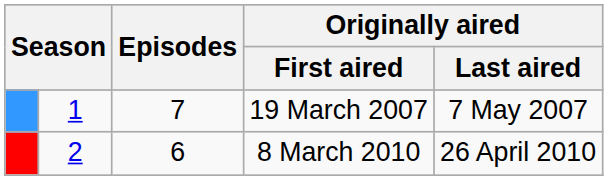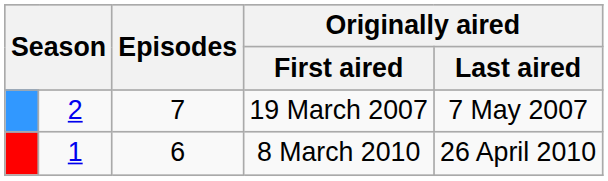(75, 110) 1 -> (75, 110) 2
(75, 152) 2 -> (75, 152) 1
